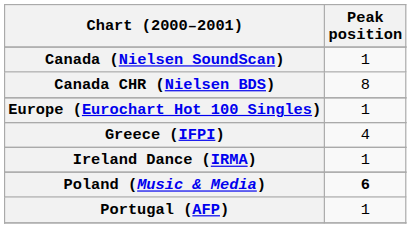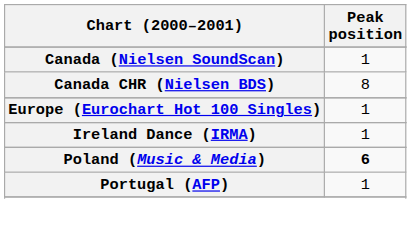- row: (165, 135)
